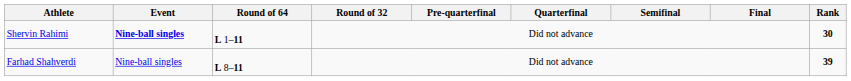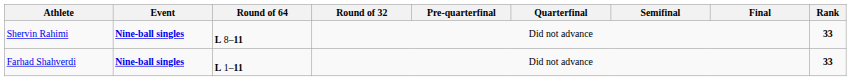(229, 40) L 1–11 -> (229, 40) L 8–11
(828, 34) 30 -> (828, 34) 33
(149, 62) normal -> (150, 62) bold
(229, 68) L 8–11 -> (229, 68) L 1–11
(828, 62) 39 -> (828, 62) 33
